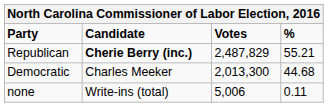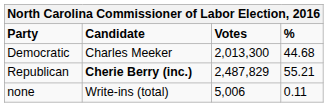rows swapped: (38, 53) <-> (38, 72)
